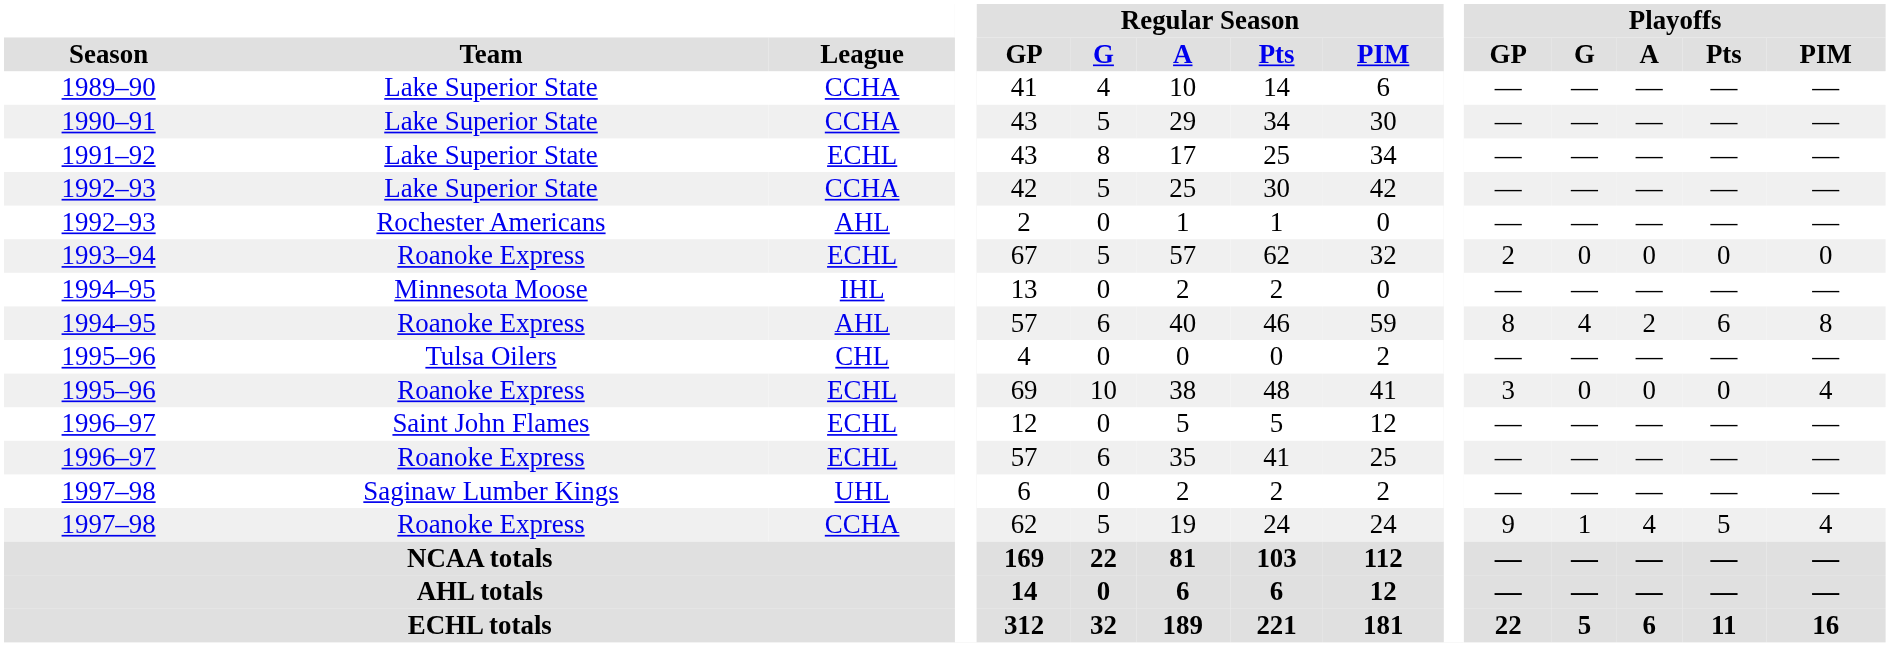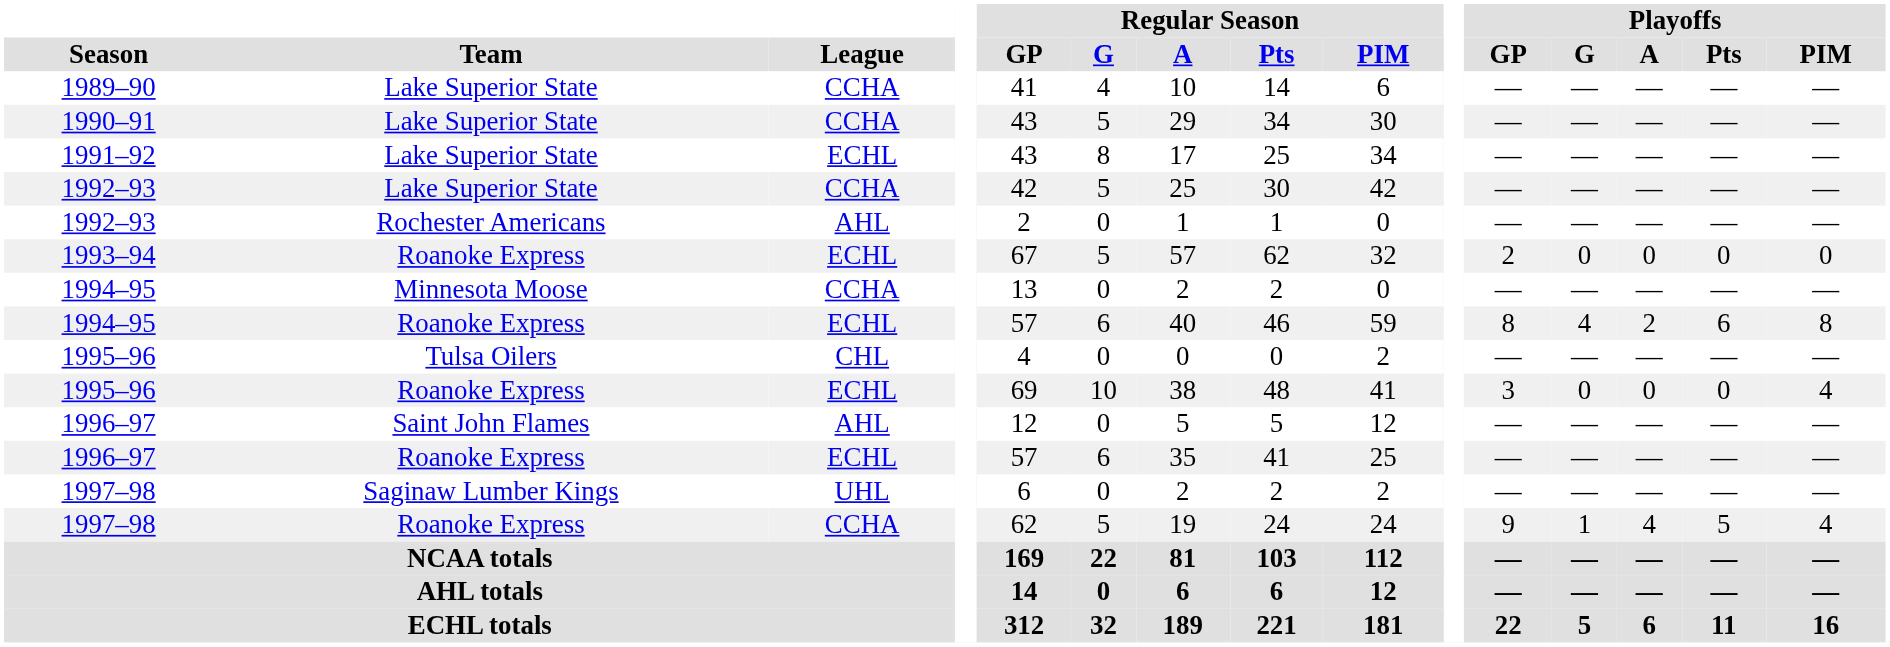(862, 289) IHL -> (862, 289) CCHA
(862, 322) AHL -> (862, 322) ECHL
(862, 423) ECHL -> (862, 423) AHL
